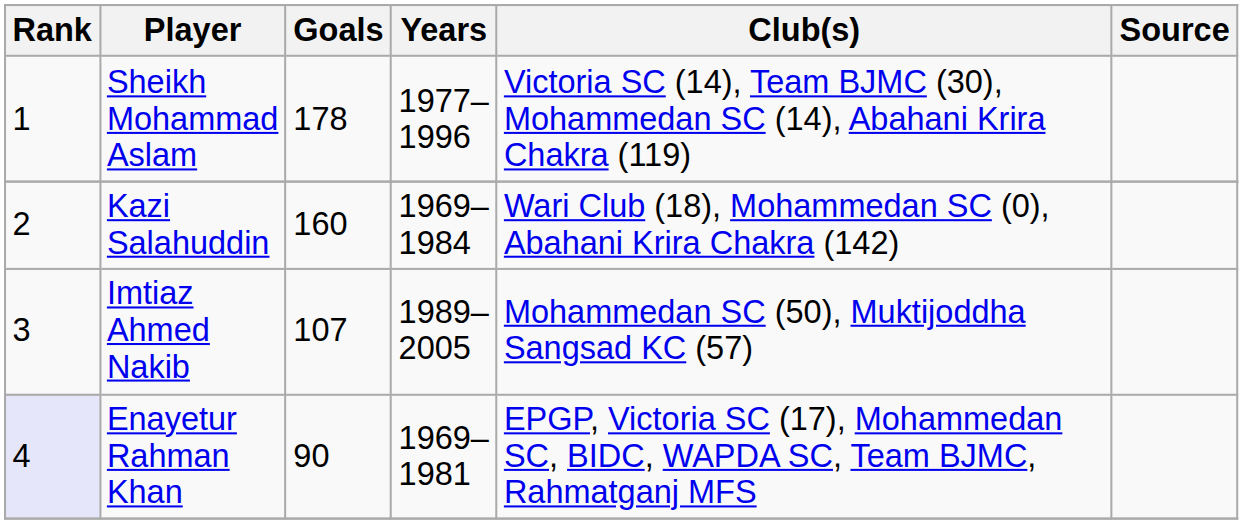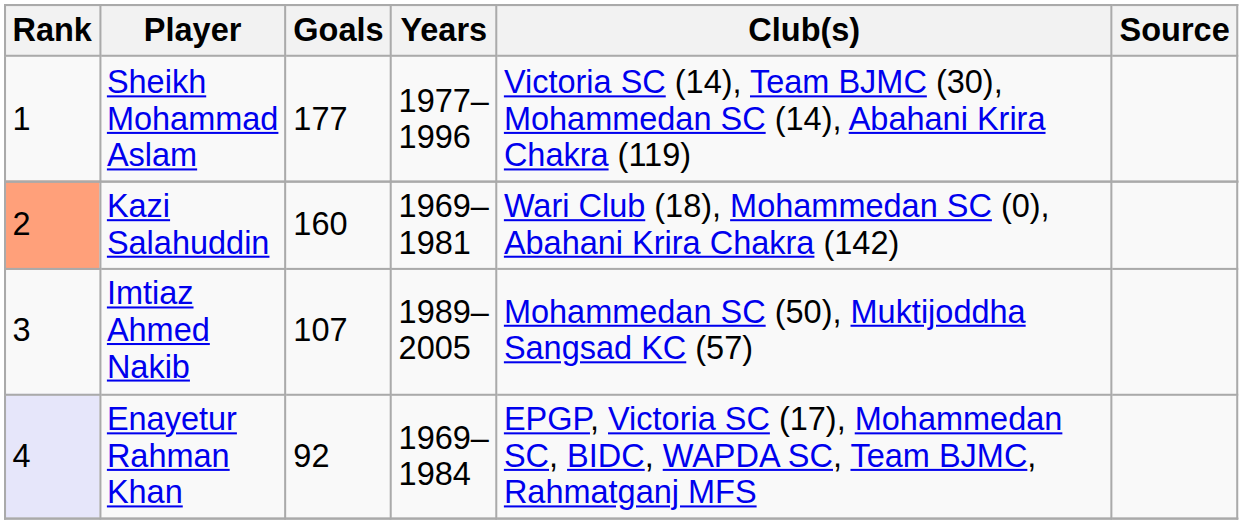(320, 118) 178 -> (320, 118) 177
(22, 224) no background -> (22, 224) lightsalmon background
(444, 224) 1969–1984 -> (444, 224) 1969–1981
(311, 455) 90 -> (311, 455) 92
(444, 455) 1969–1981 -> (444, 455) 1969–1984
